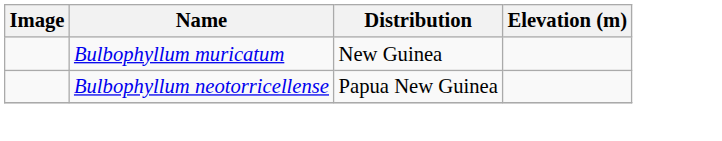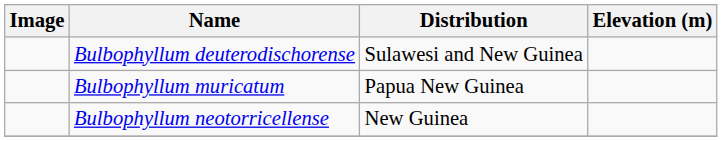+ row: (214, 53)
(390, 53) New Guinea -> (444, 86) Papua New Guinea
(418, 86) Papua New Guinea -> (416, 119) New Guinea
